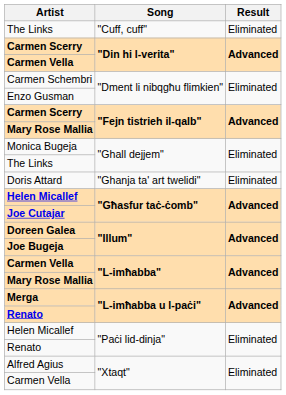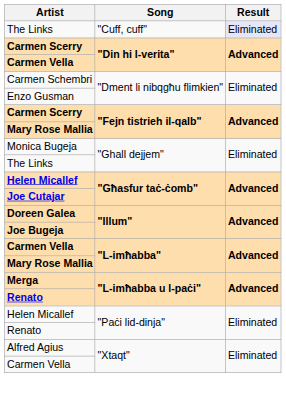(253, 29) no background -> (253, 29) lavender background
- row: (35, 180)
